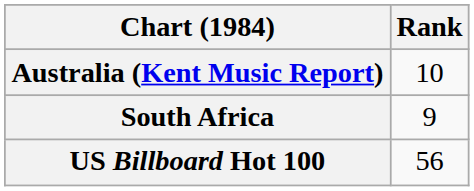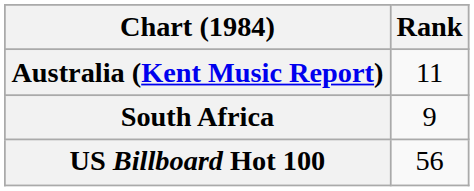(430, 71) 10 -> (430, 71) 11
